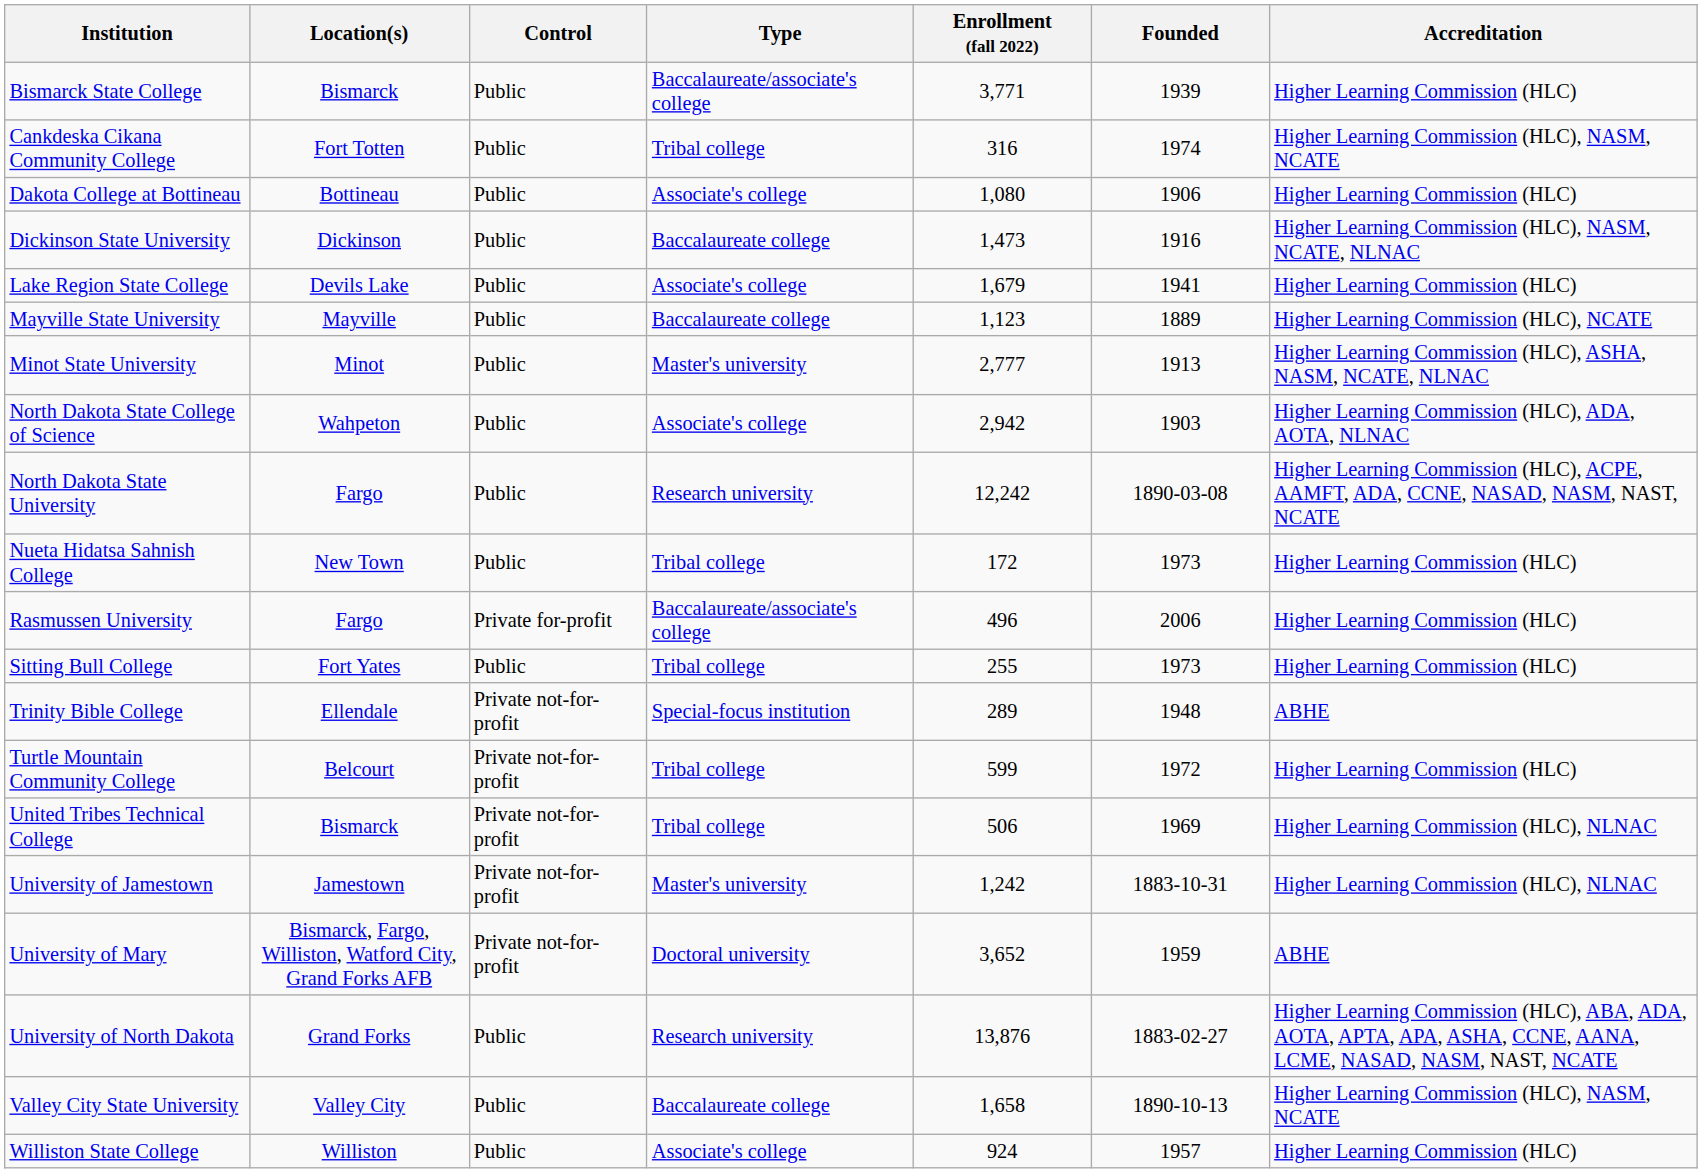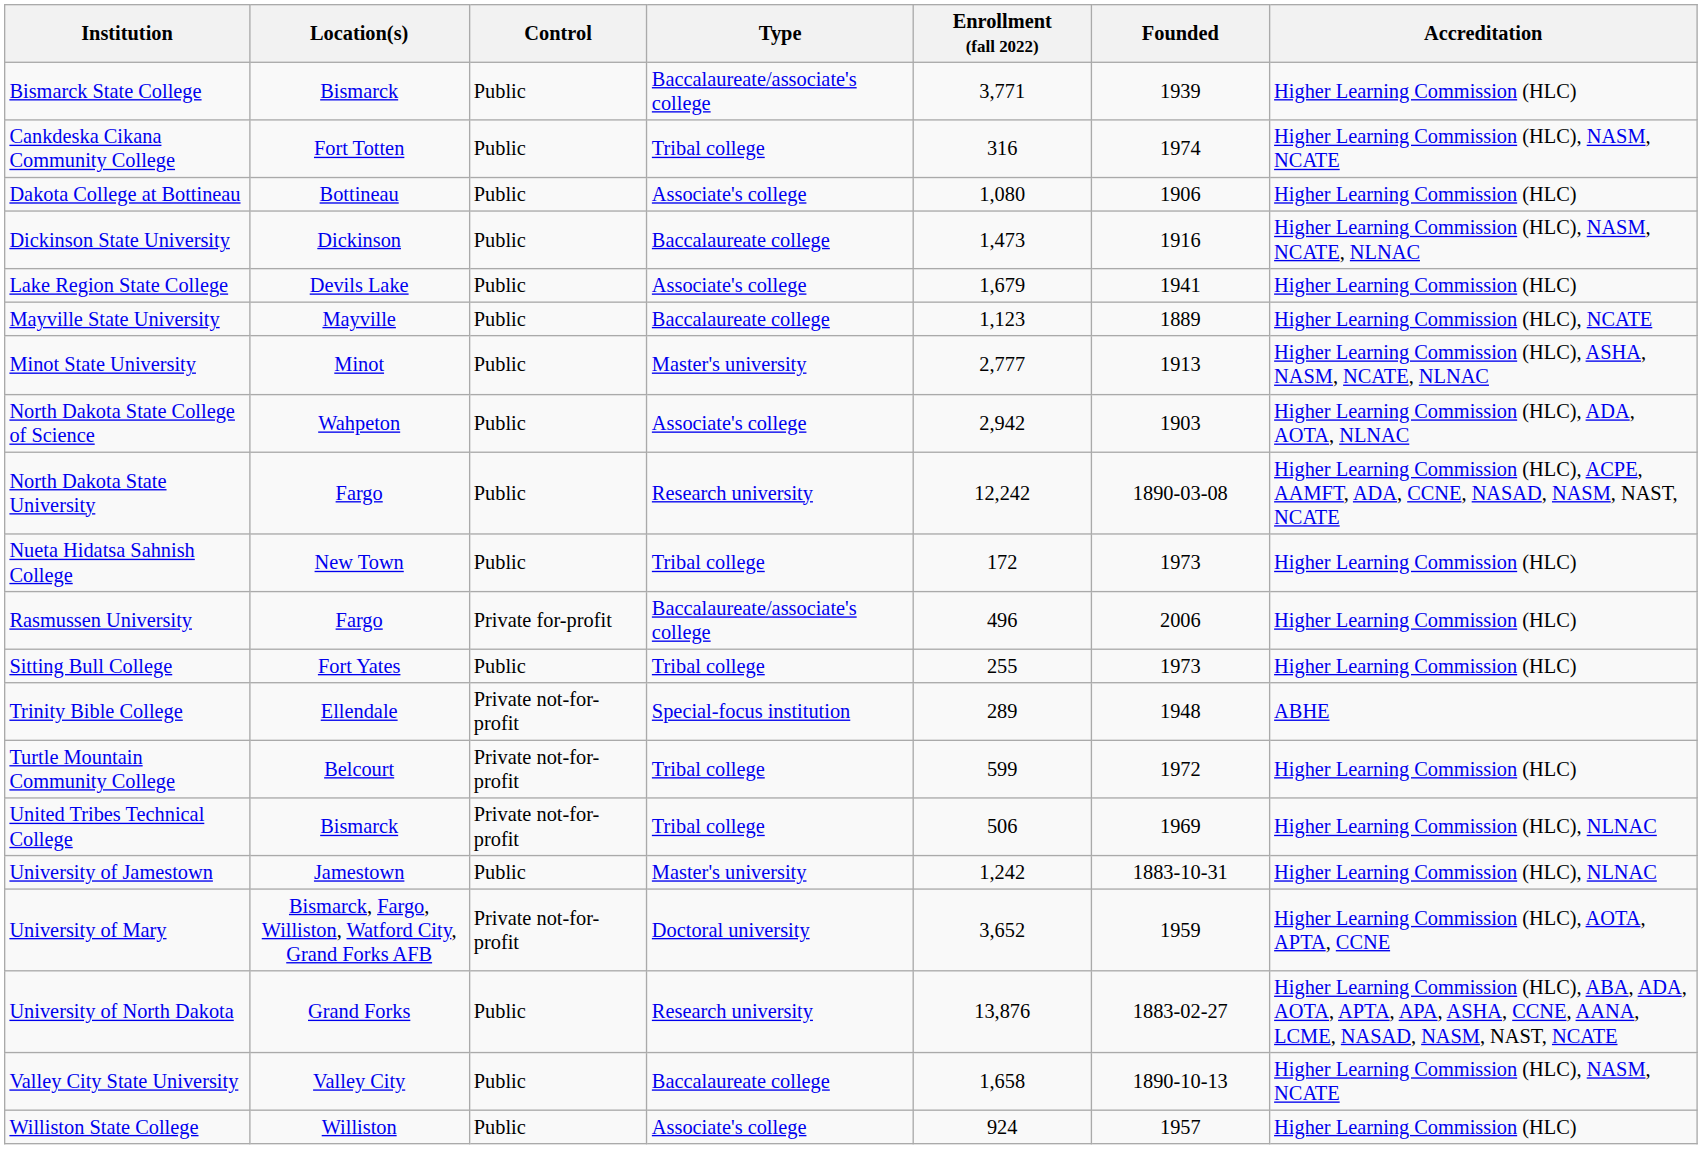(537, 884) Private not-for-profit -> (500, 872) Public
(1302, 954) ABHE -> (1460, 930) Higher Learning Commission (HLC), AOTA, APTA, CCNE
